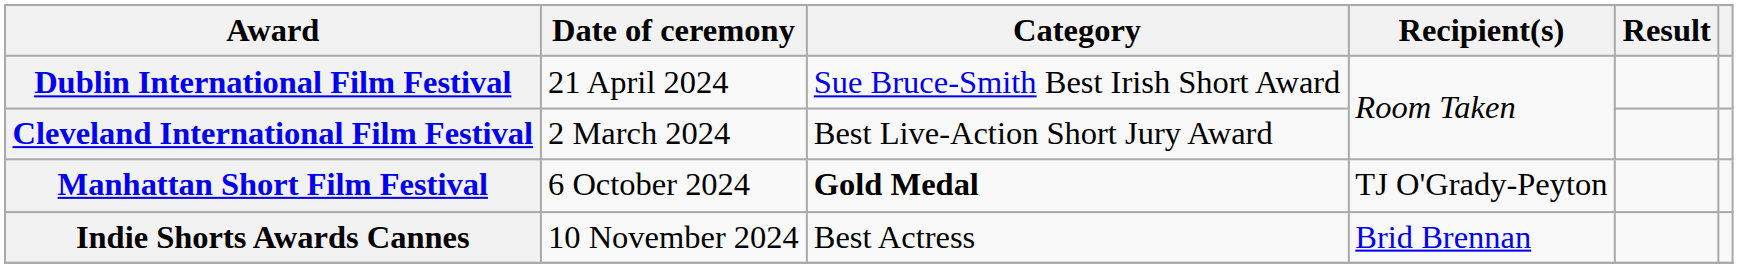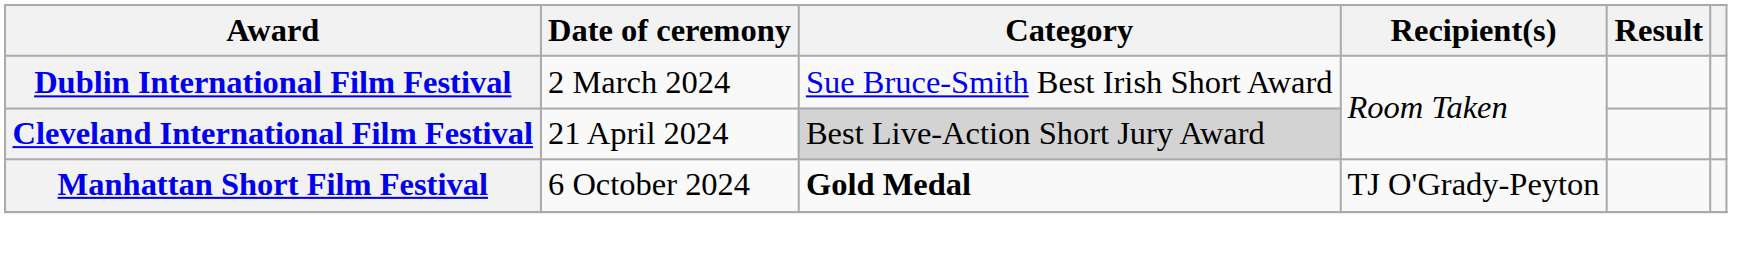(638, 81) 21 April 2024 -> (639, 81) 2 March 2024
(639, 133) 2 March 2024 -> (638, 133) 21 April 2024
(1043, 133) no background -> (1035, 133) lightgrey background
- row: (273, 236)
